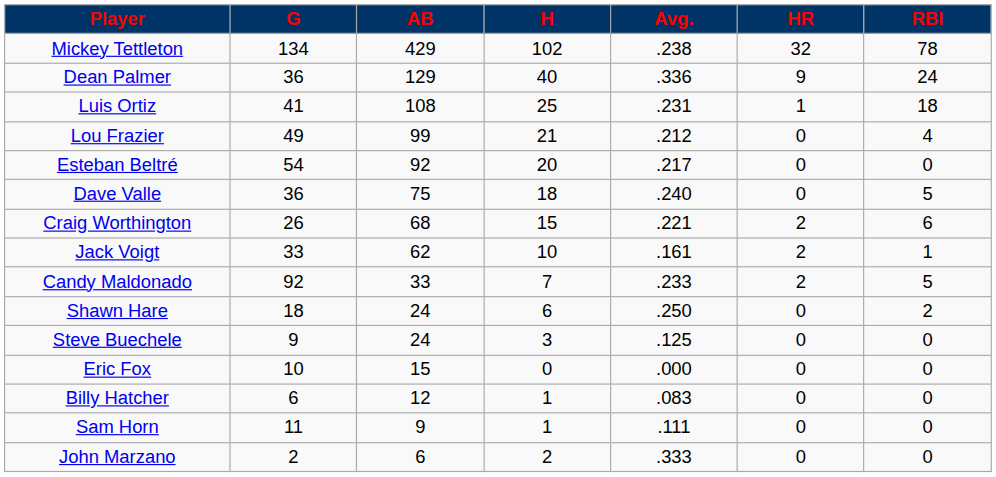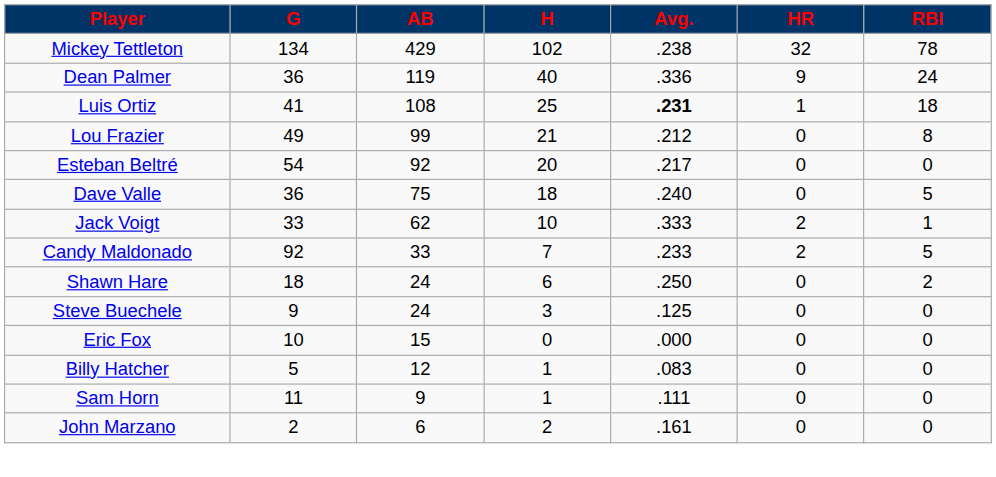(420, 77) 129 -> (420, 77) 119
(674, 106) normal -> (674, 106) bold
(928, 135) 4 -> (928, 135) 8
- row: (117, 223)
(674, 252) .161 -> (674, 223) .333
(293, 398) 6 -> (293, 369) 5
(674, 456) .333 -> (674, 427) .161
